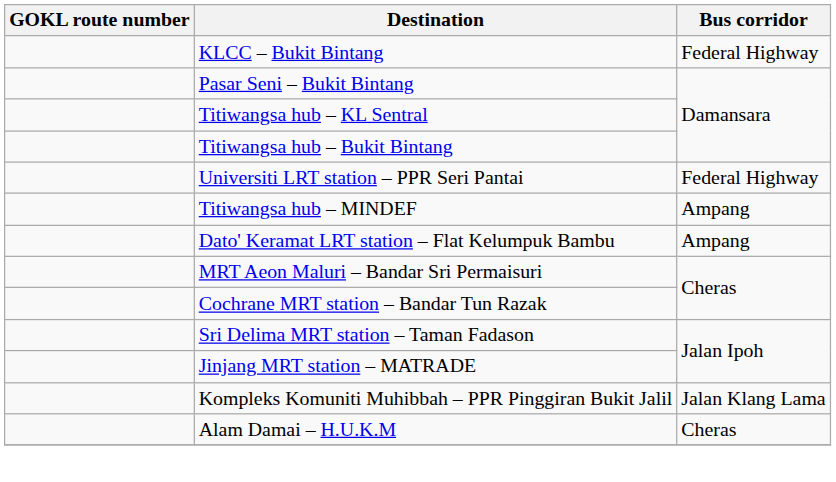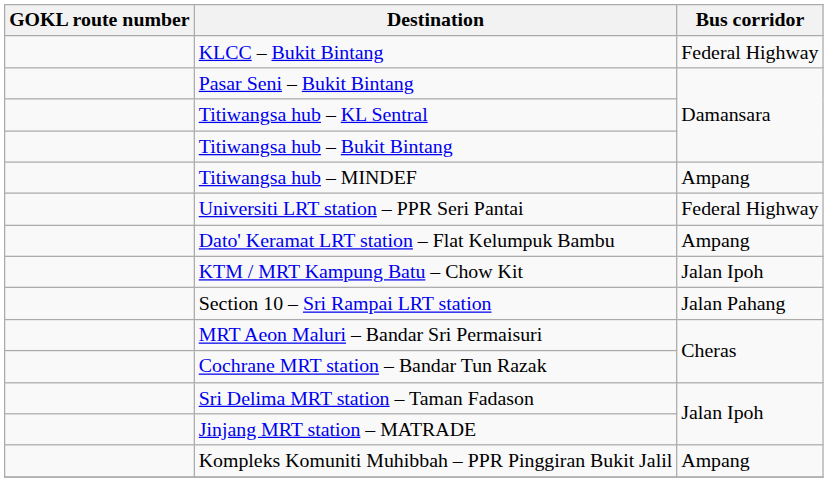rows swapped: (308, 209) <-> (361, 177)
+ row: (361, 271)
+ row: (345, 303)
(754, 397) Jalan Klang Lama -> (715, 460) Ampang
- row: (297, 429)
